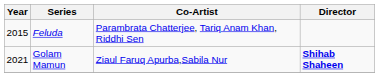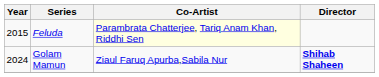(186, 33) no background -> (186, 33) lightyellow background
(17, 59) 2021 -> (17, 59) 2024
